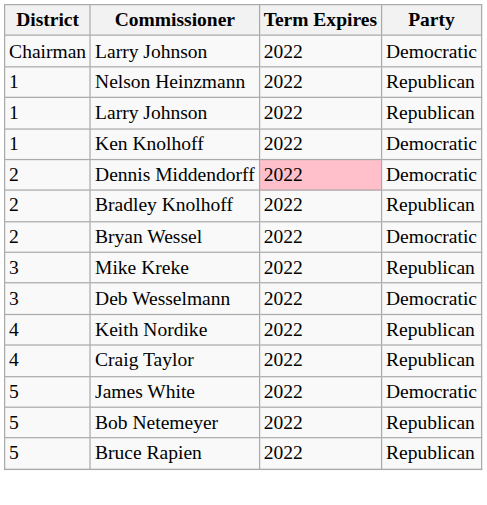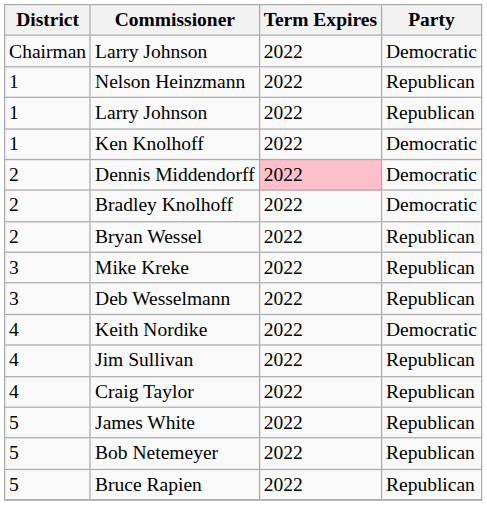(430, 205) Republican -> (431, 205) Democratic
(431, 236) Democratic -> (430, 236) Republican
(431, 298) Democratic -> (430, 298) Republican
(430, 329) Republican -> (431, 329) Democratic
+ row: (14, 360)
(431, 391) Democratic -> (430, 422) Republican
